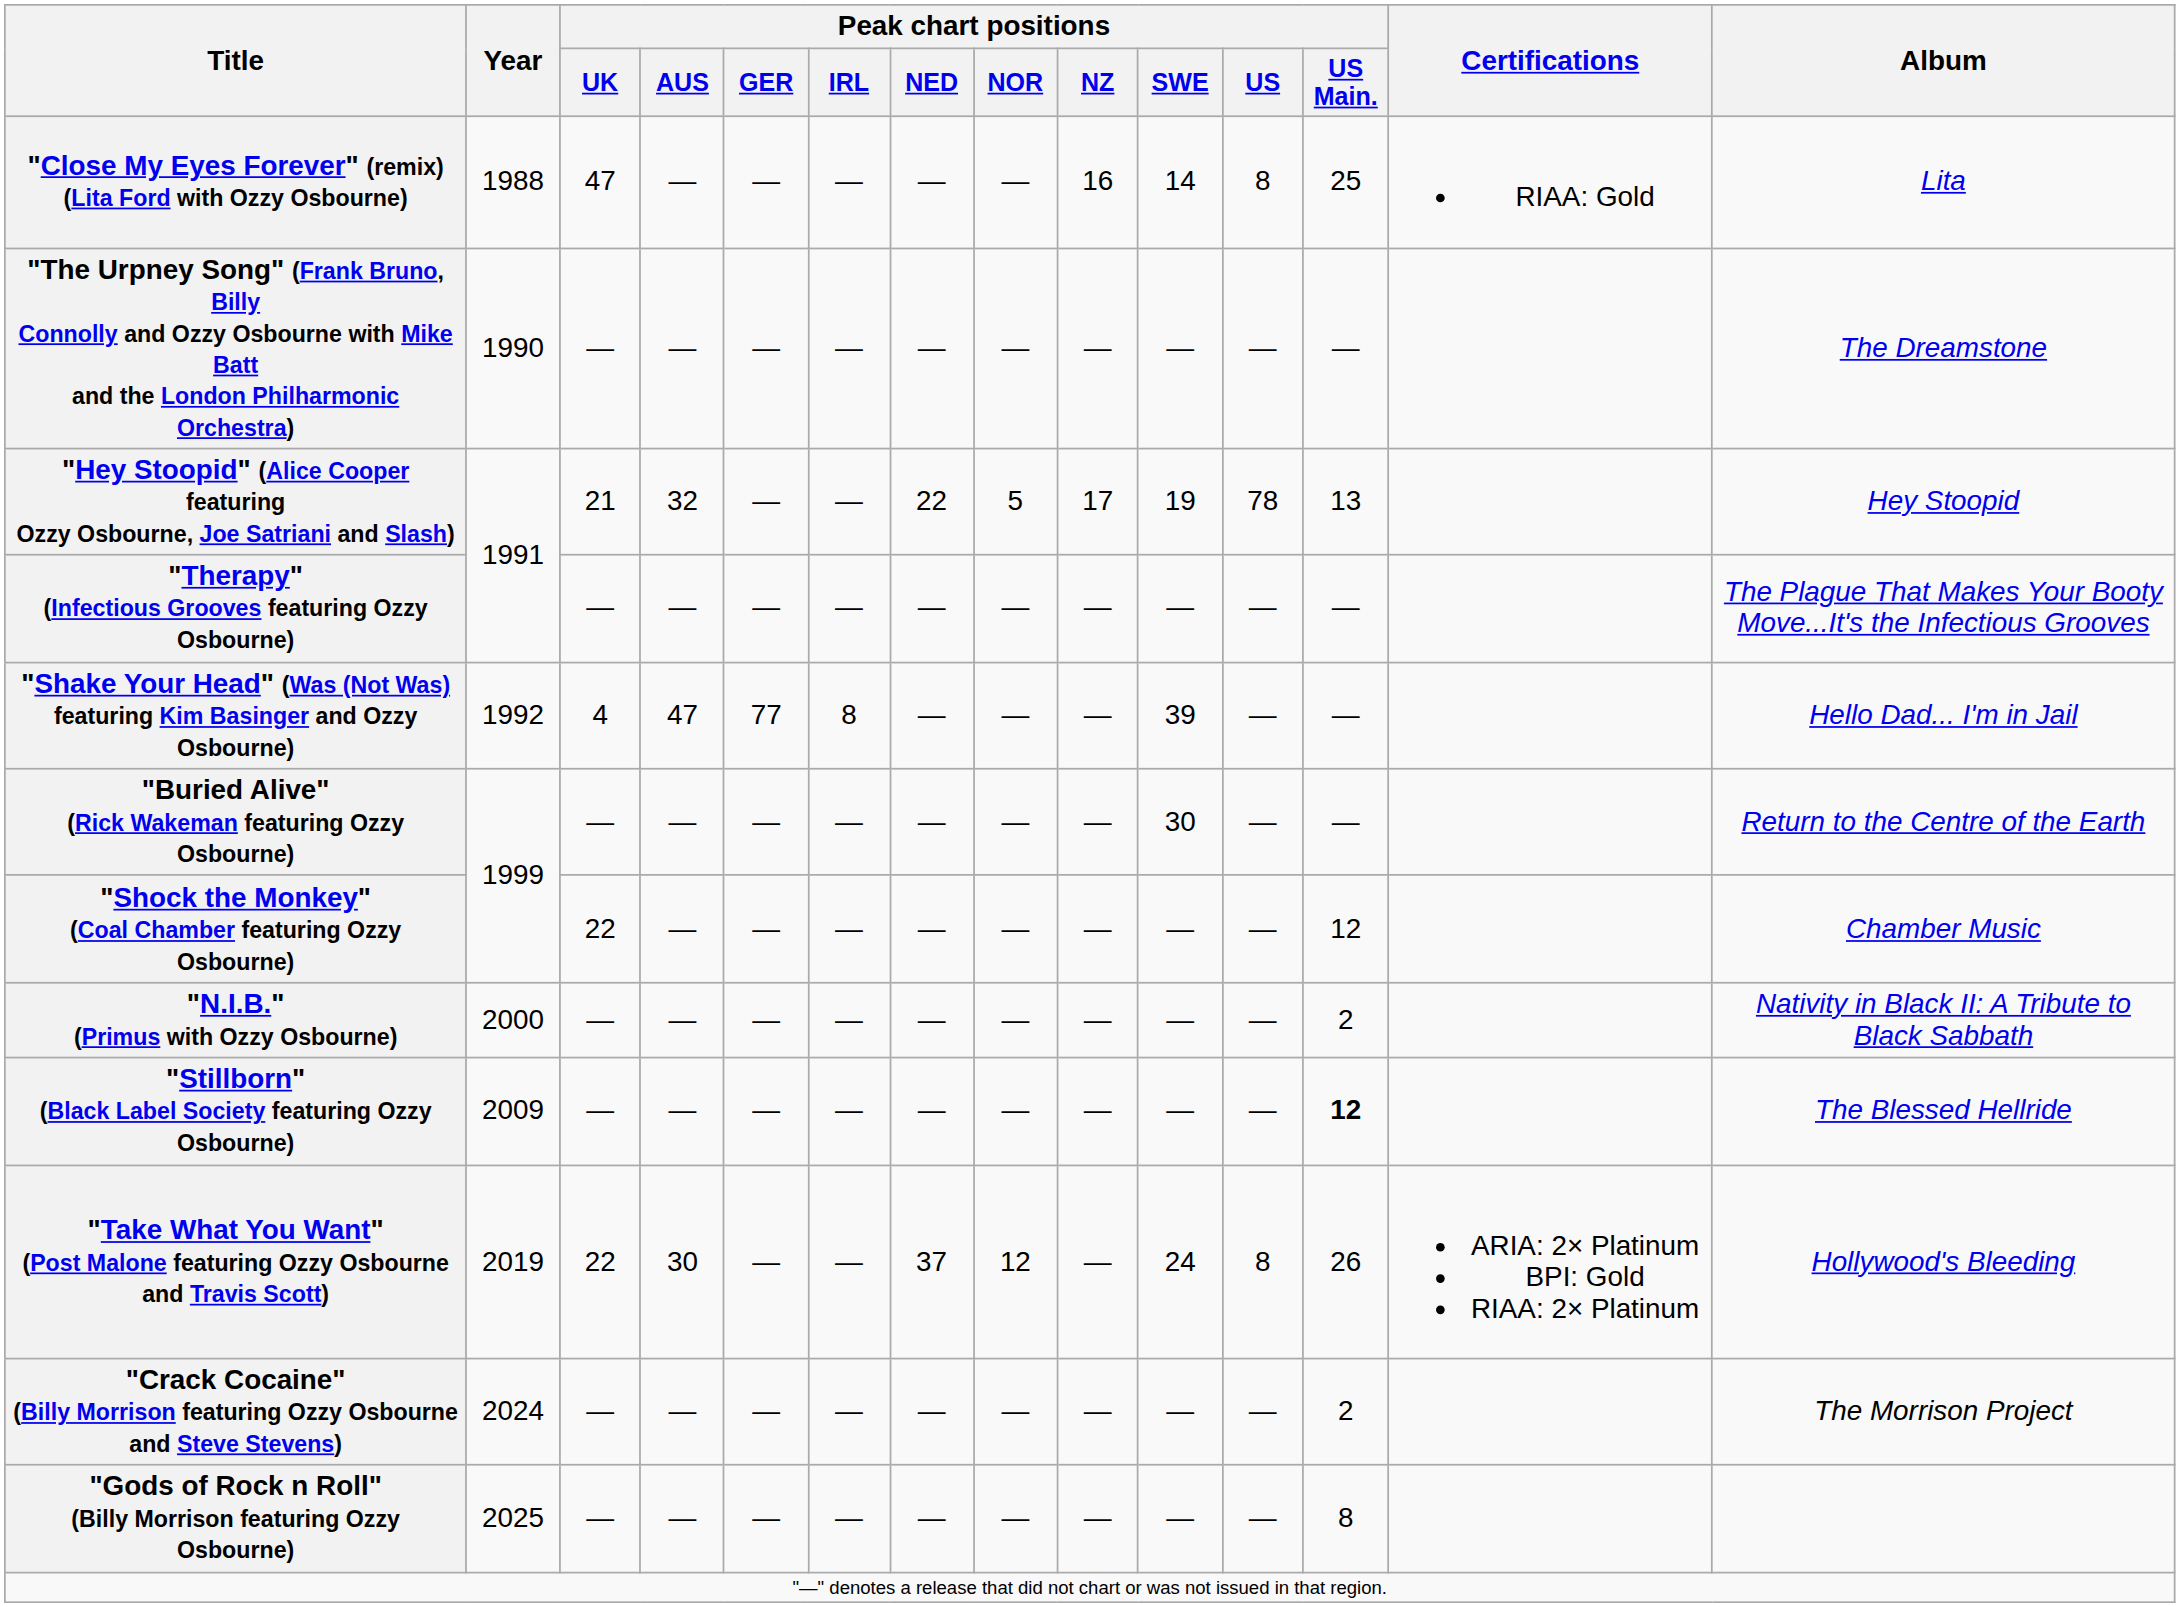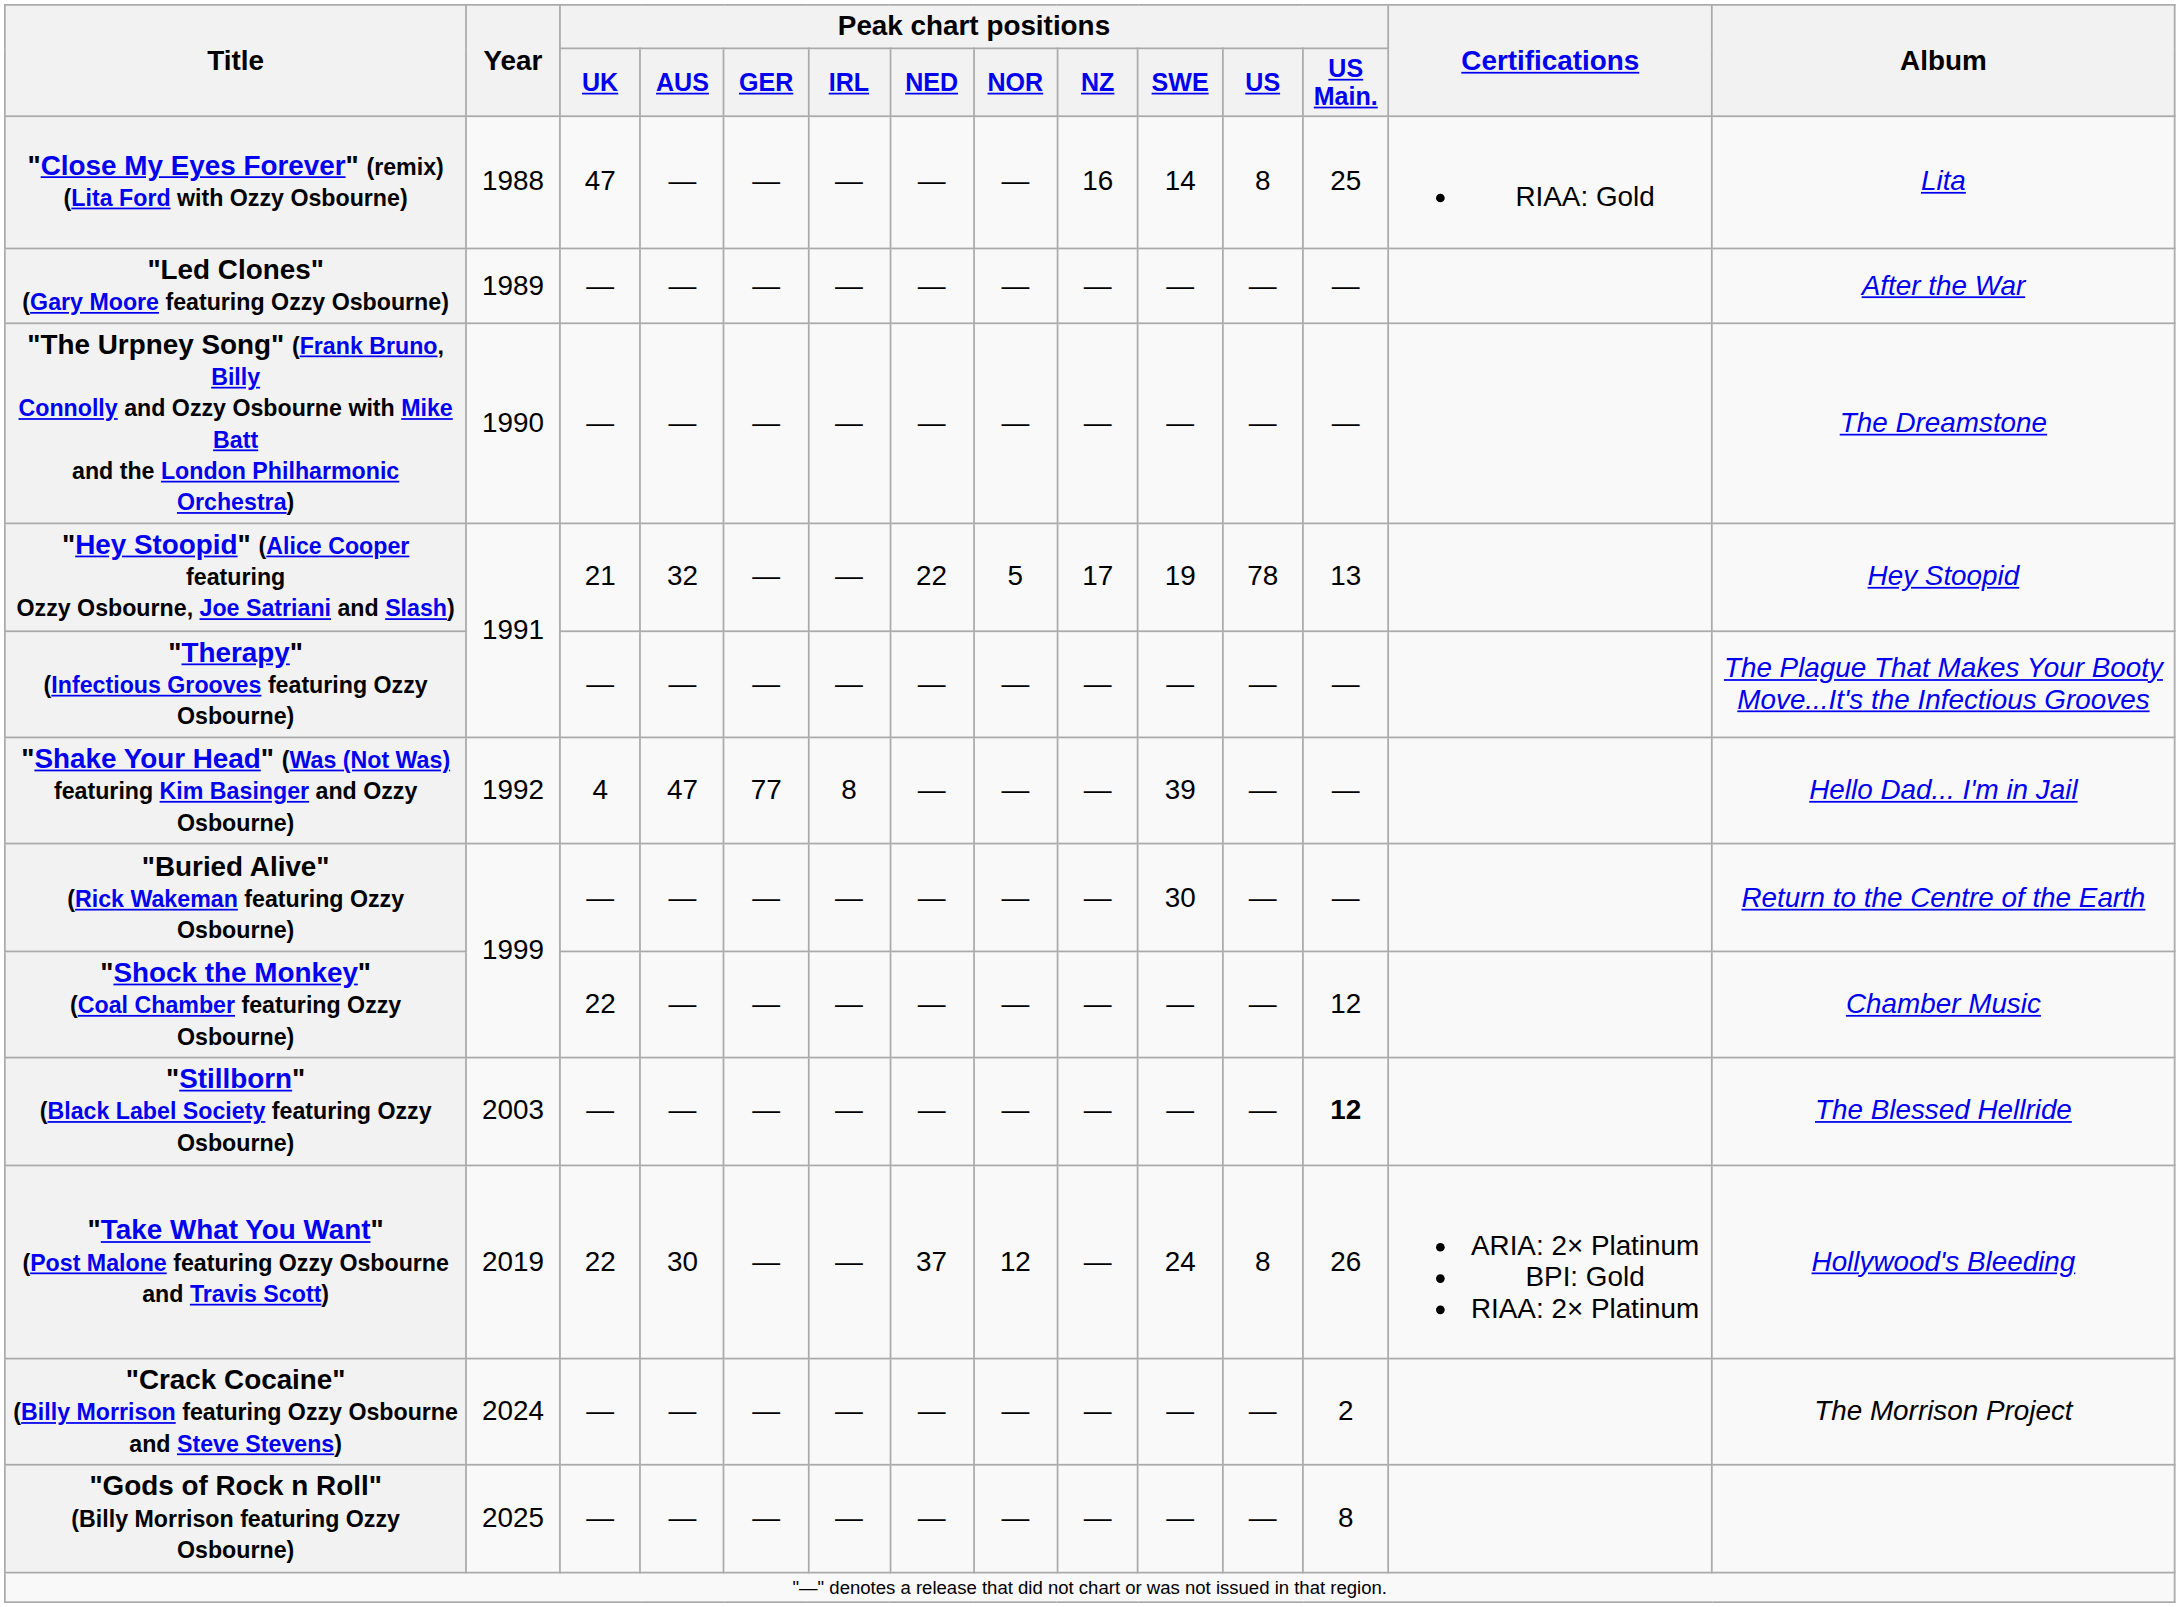+ row: (236, 284)
- row: (236, 1019)
(513, 1110) 2009 -> (513, 1110) 2003
